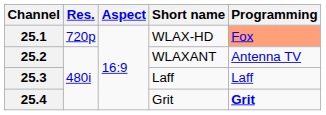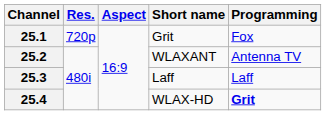(183, 36) WLAX-HD -> (163, 36) Grit
(242, 36) lightsalmon background -> (242, 36) no background
(163, 99) Grit -> (183, 99) WLAX-HD
